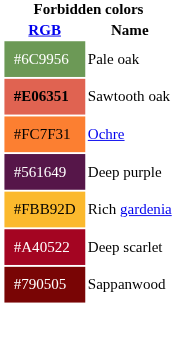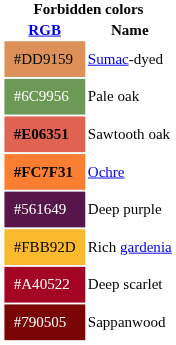+ row: (125, 59)
(42, 134) normal -> (43, 171) bold
